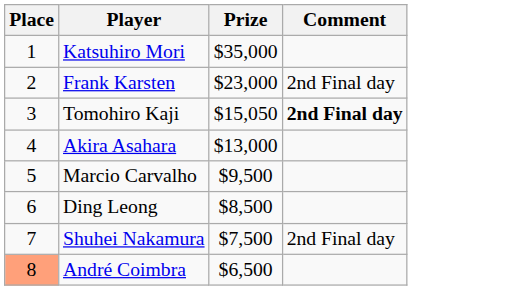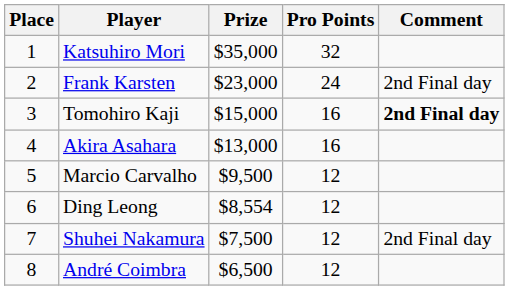+ column: (330, 20)
(246, 113) $15,050 -> (246, 113) $15,000
(246, 207) $8,500 -> (246, 207) $8,554
(32, 269) lightsalmon background -> (32, 269) no background
